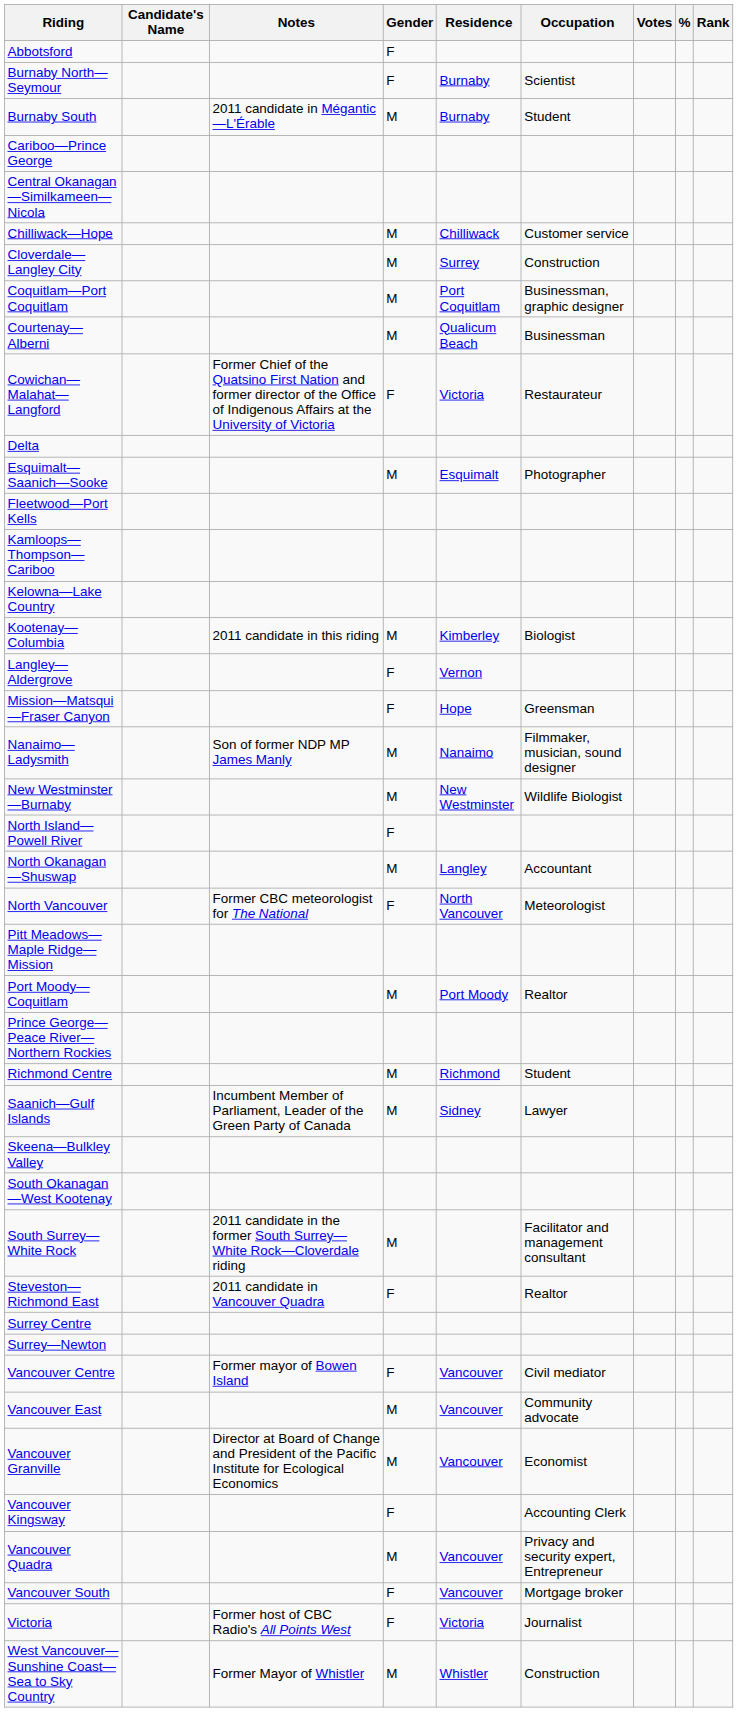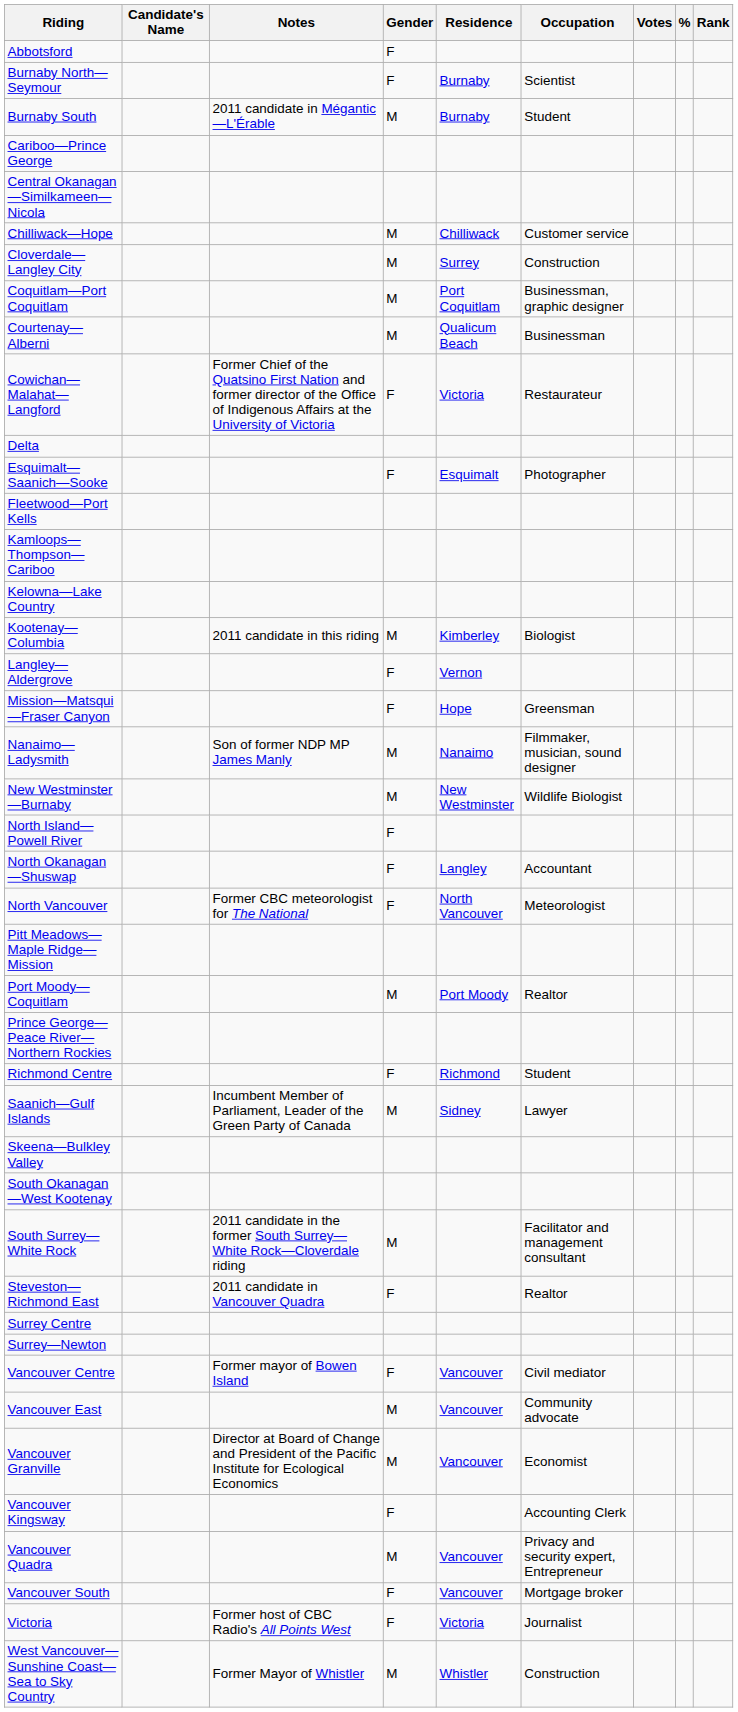(392, 475) M -> (390, 475) F
(392, 869) M -> (390, 869) F
(392, 1074) M -> (390, 1074) F
